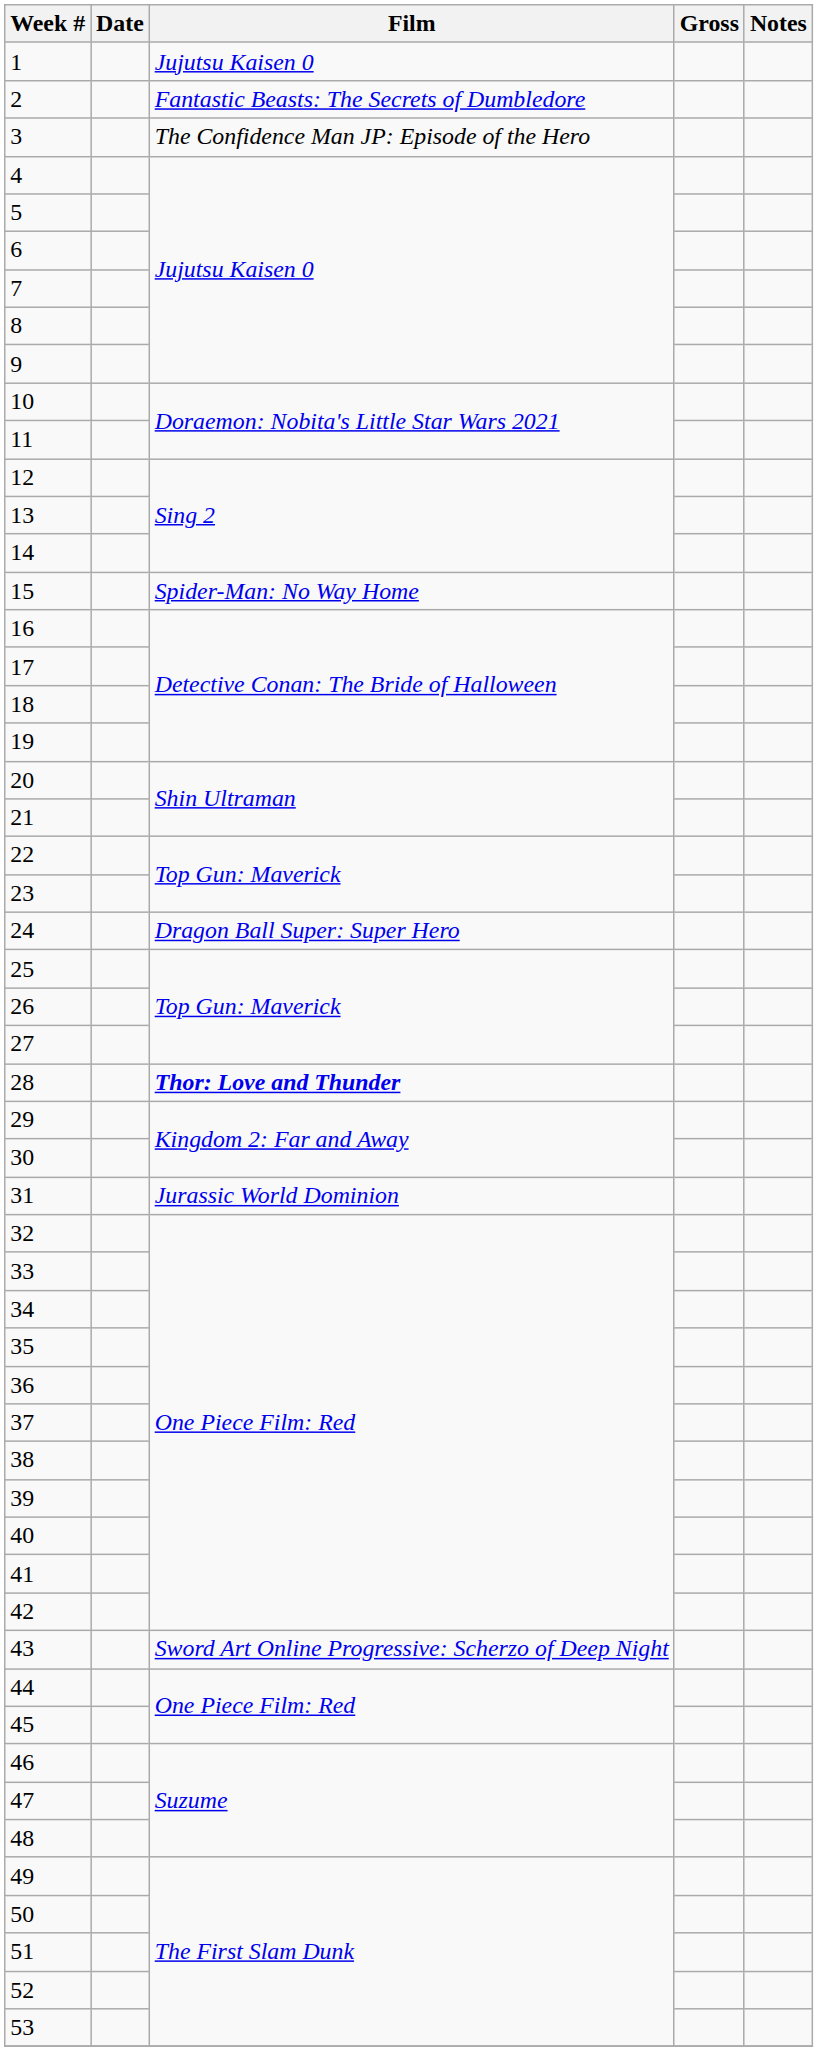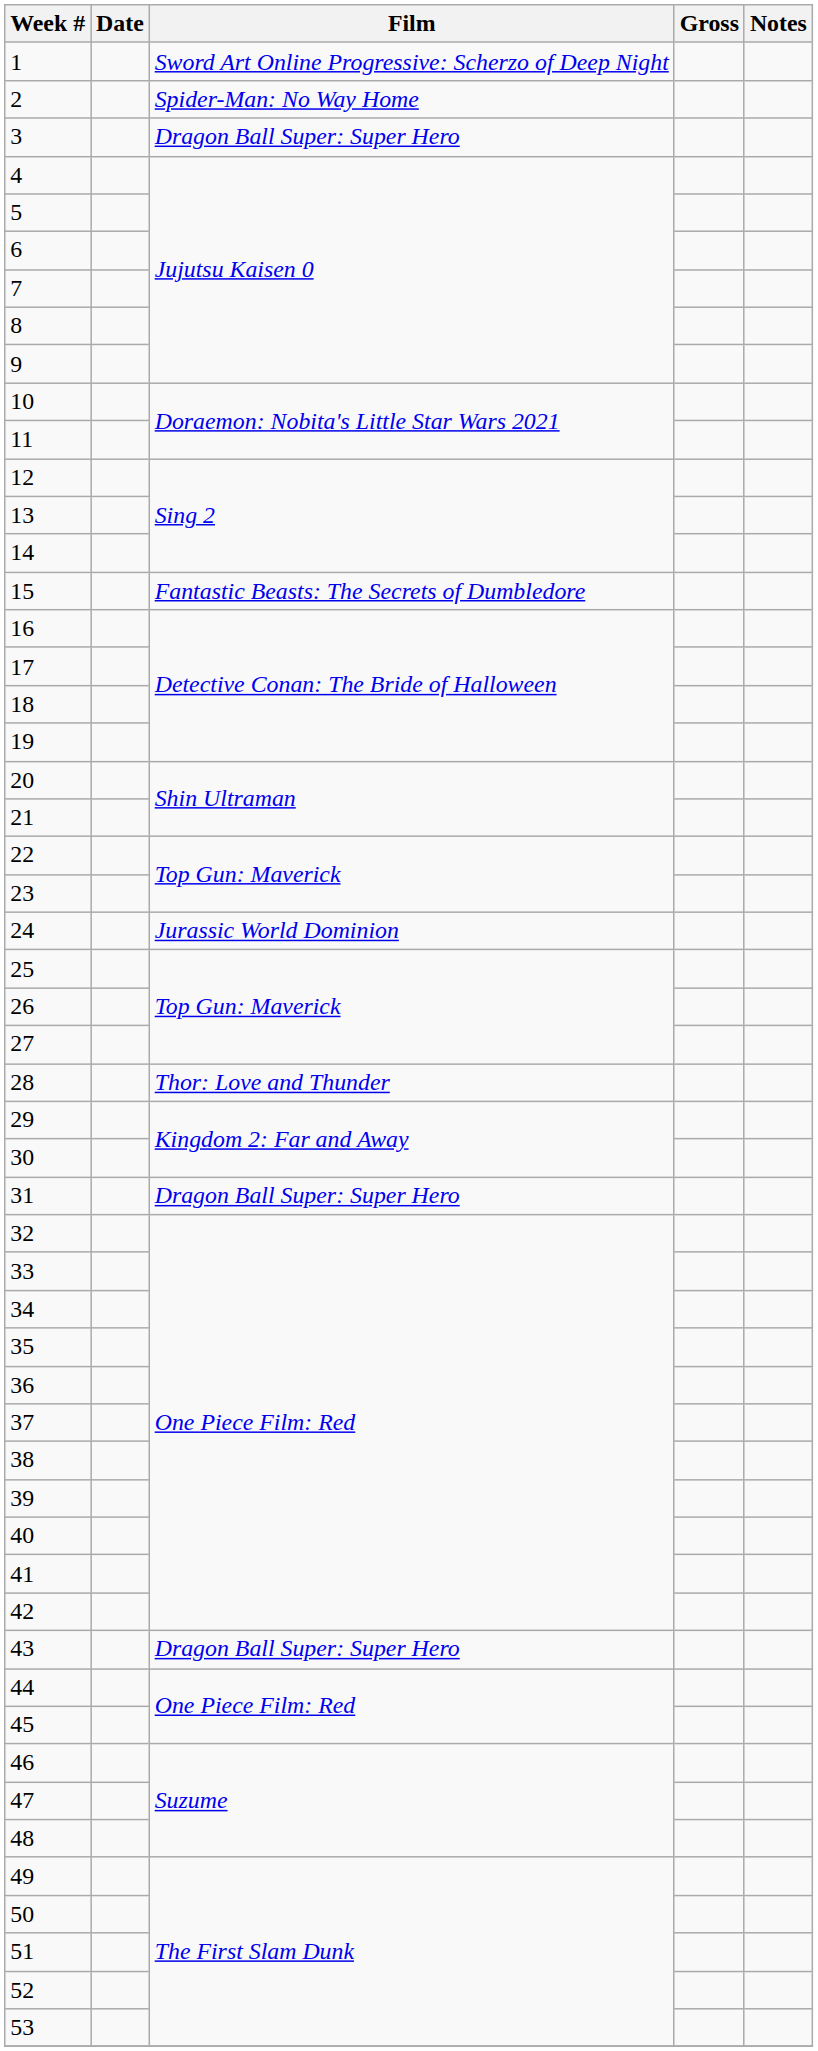(234, 61) Jujutsu Kaisen 0 -> (412, 61) Sword Art Online Progressive: Scherzo of Deep Night
(370, 99) Fantastic Beasts: The Secrets of Dumbledore -> (287, 99) Spider-Man: No Way Home
(372, 136) The Confidence Man JP: Episode of the Hero -> (307, 136) Dragon Ball Super: Super Hero
(287, 590) Spider-Man: No Way Home -> (370, 590) Fantastic Beasts: The Secrets of Dumbledore
(307, 930) Dragon Ball Super: Super Hero -> (277, 930) Jurassic World Dominion
(278, 1082) bold -> (272, 1082) normal
(277, 1195) Jurassic World Dominion -> (307, 1195) Dragon Ball Super: Super Hero
(412, 1649) Sword Art Online Progressive: Scherzo of Deep Night -> (307, 1649) Dragon Ball Super: Super Hero
